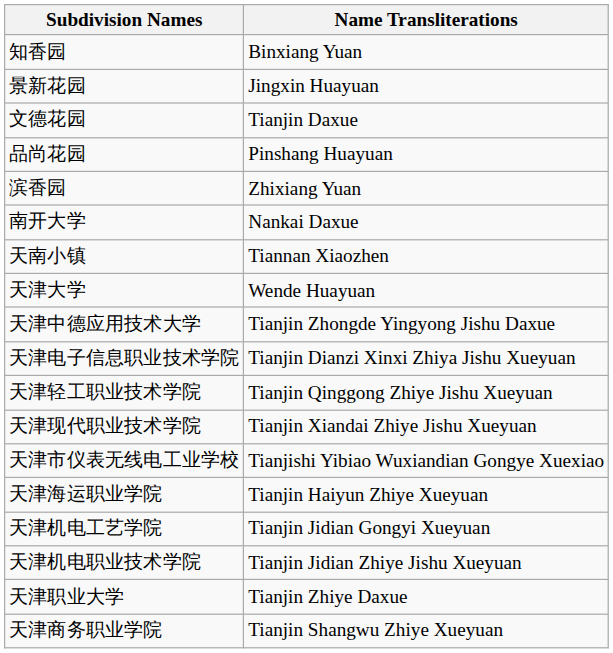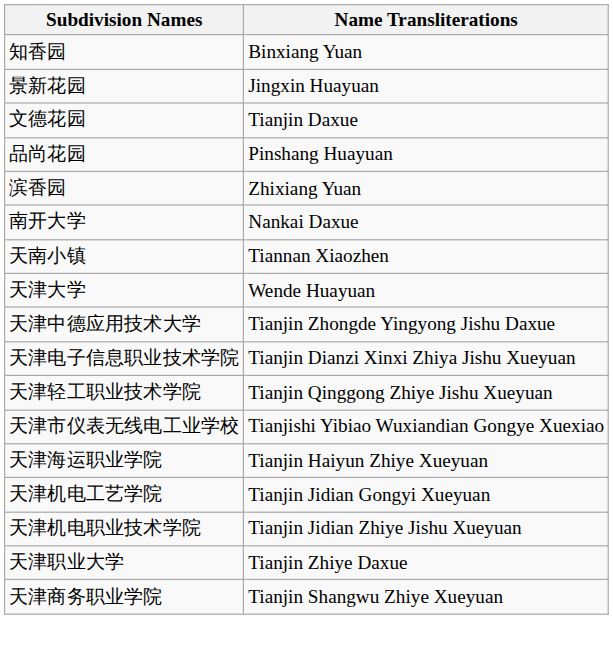- row: (105, 425)
